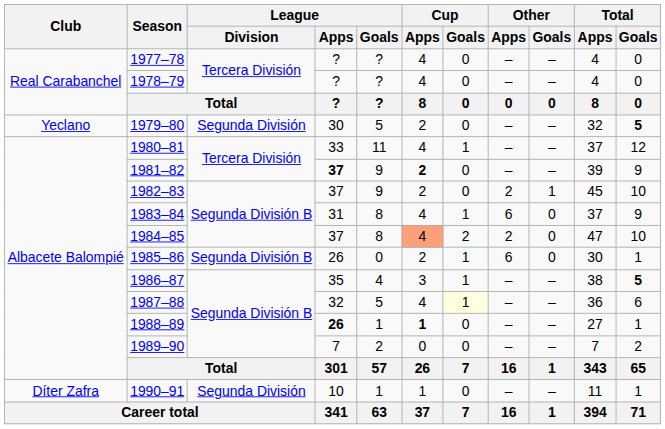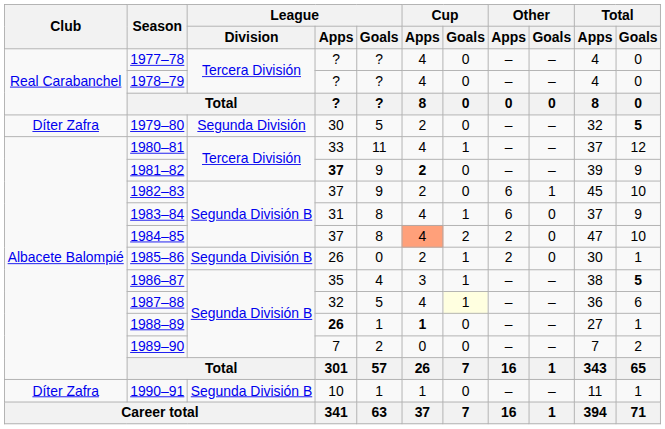(66, 125) Yeclano -> (66, 125) Díter Zafra
(509, 192) 2 -> (509, 192) 6
(509, 258) 6 -> (509, 258) 2
(251, 390) Segunda División -> (251, 390) Segunda División B
